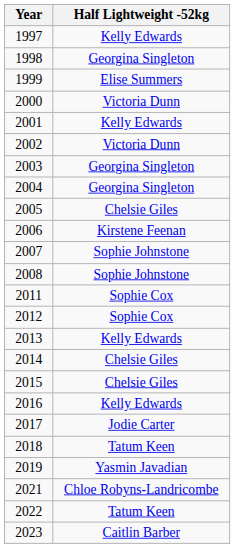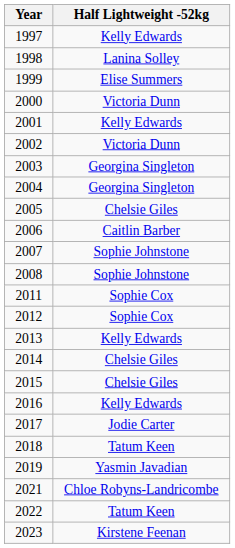(141, 58) Georgina Singleton -> (141, 58) Lanina Solley
(141, 230) Kirstene Feenan -> (141, 230) Caitlin Barber
(141, 532) Caitlin Barber -> (141, 532) Kirstene Feenan
